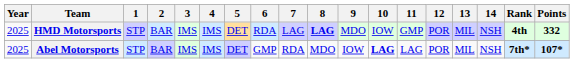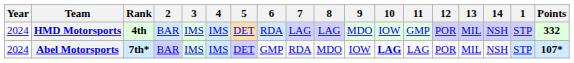columns swapped: (136, 13) <-> (519, 13)
(18, 31) 2025 -> (18, 31) 2024
(323, 31) bold -> (329, 31) normal
(18, 48) 2025 -> (18, 48) 2024
